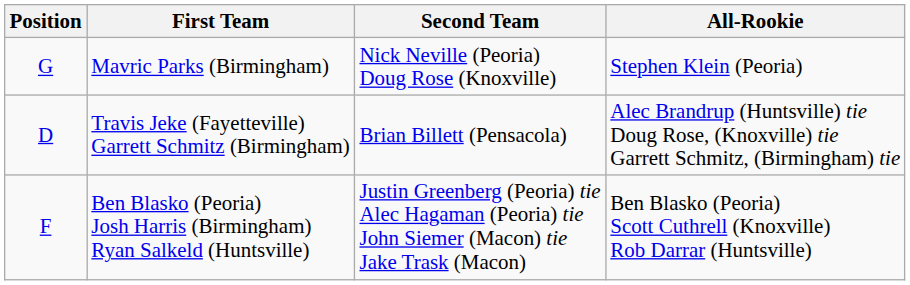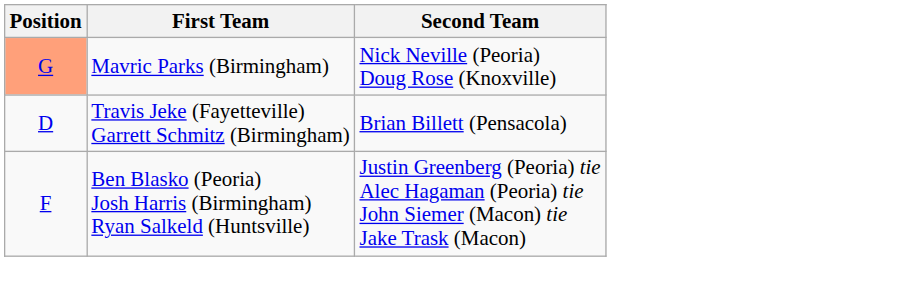- column: (755, 21)
(46, 66) no background -> (46, 66) lightsalmon background
